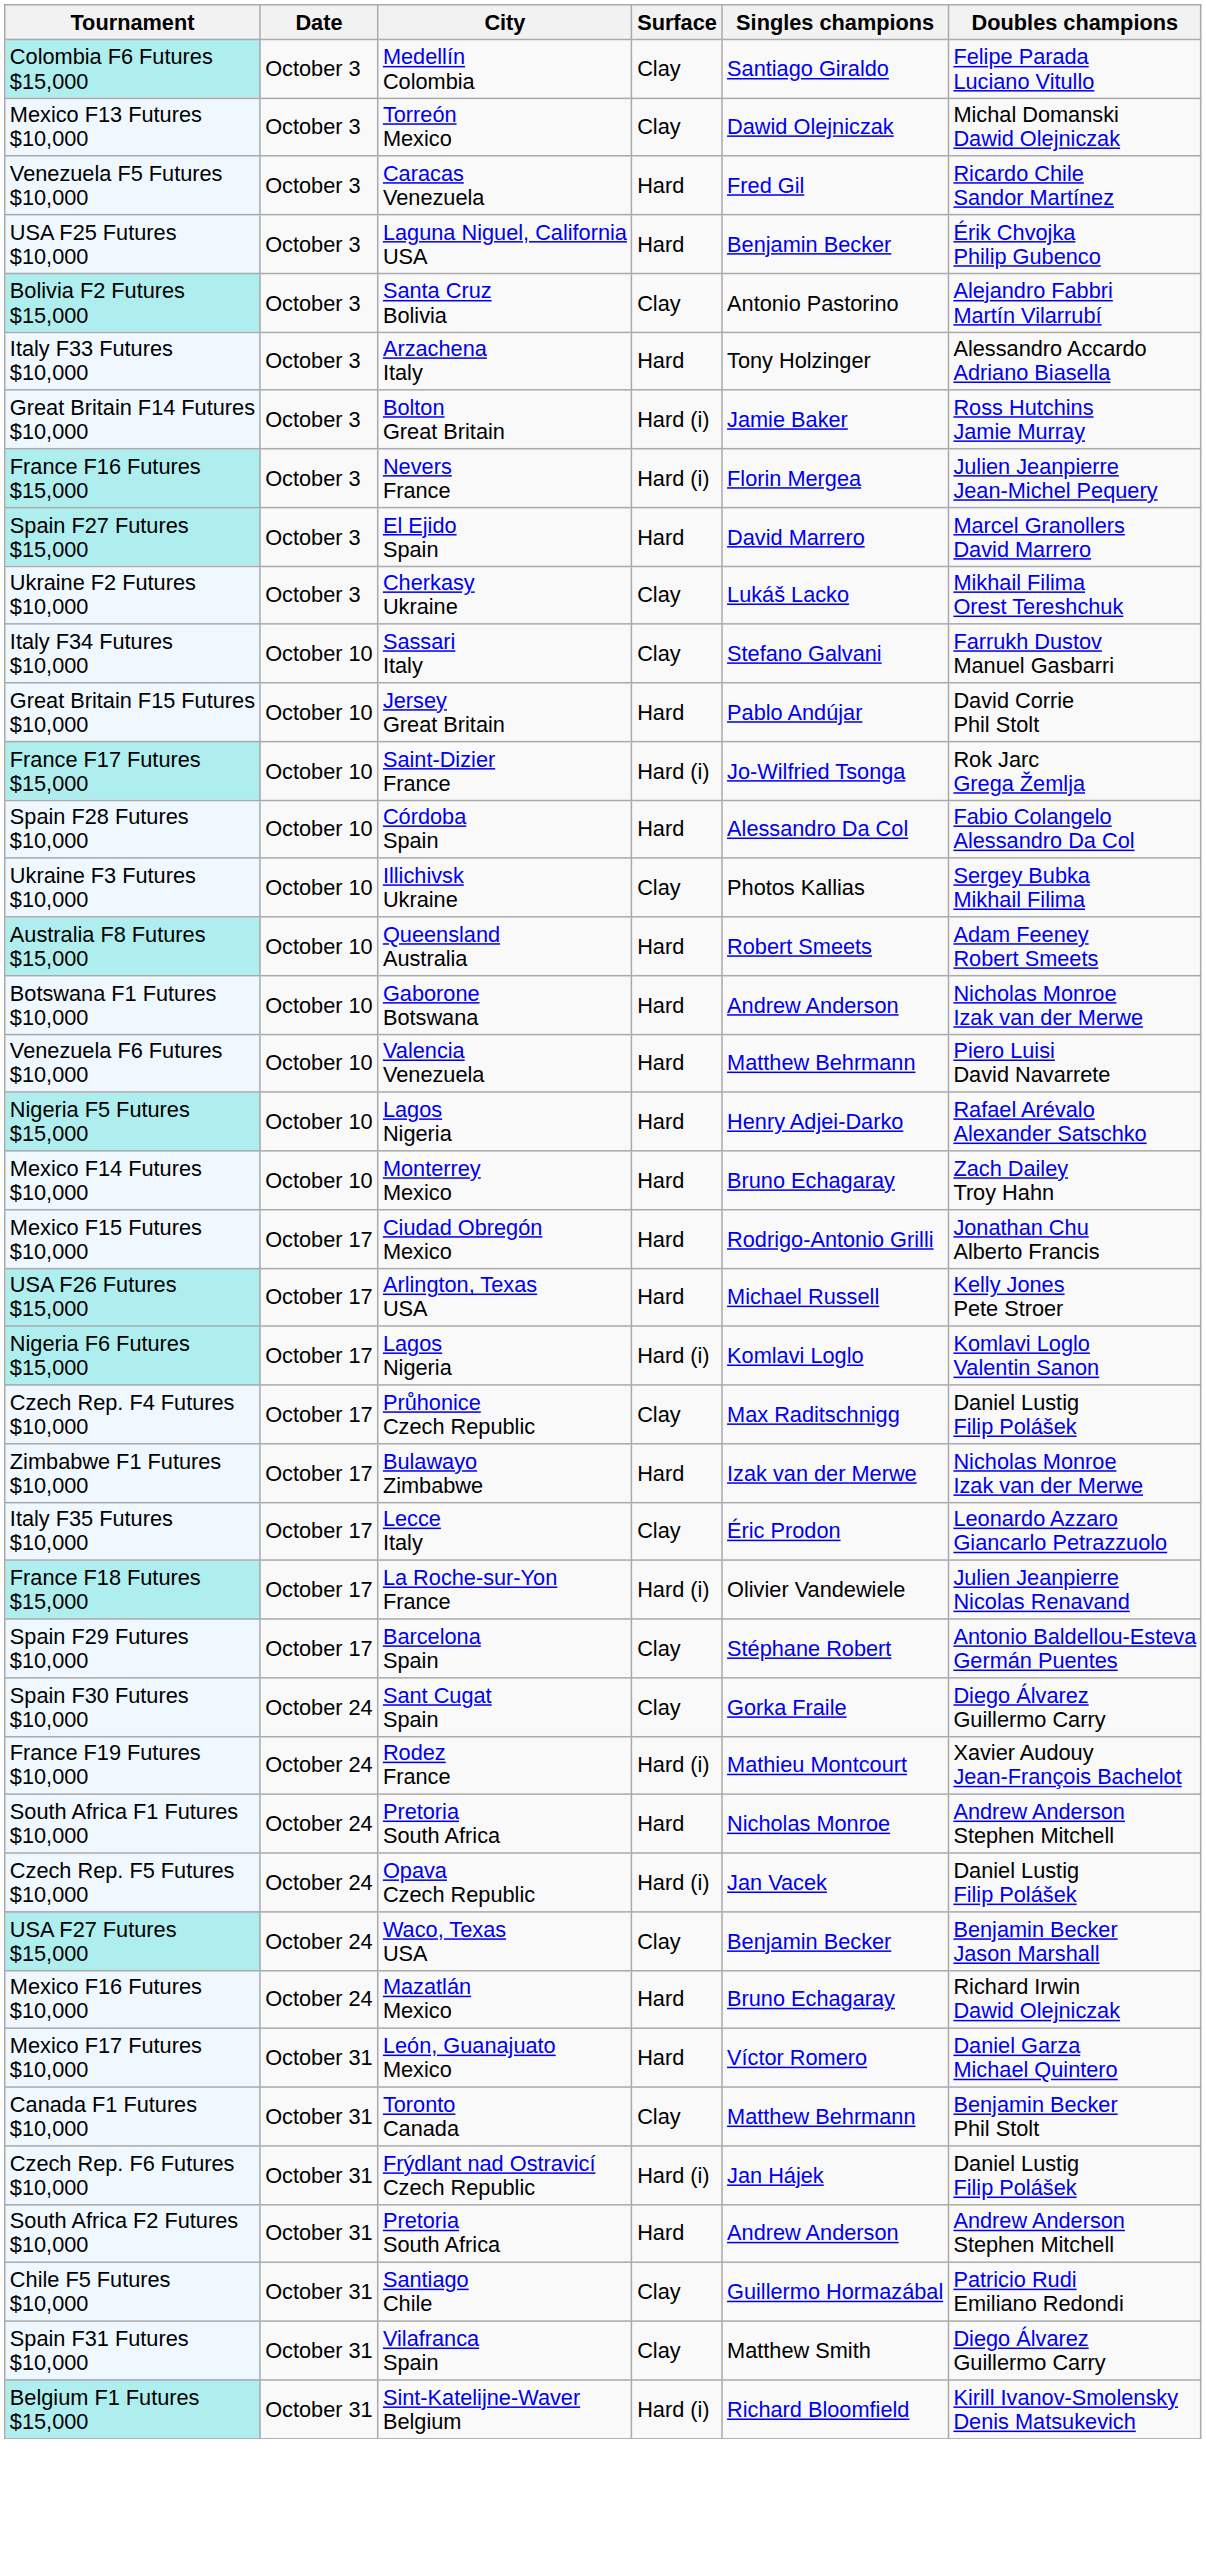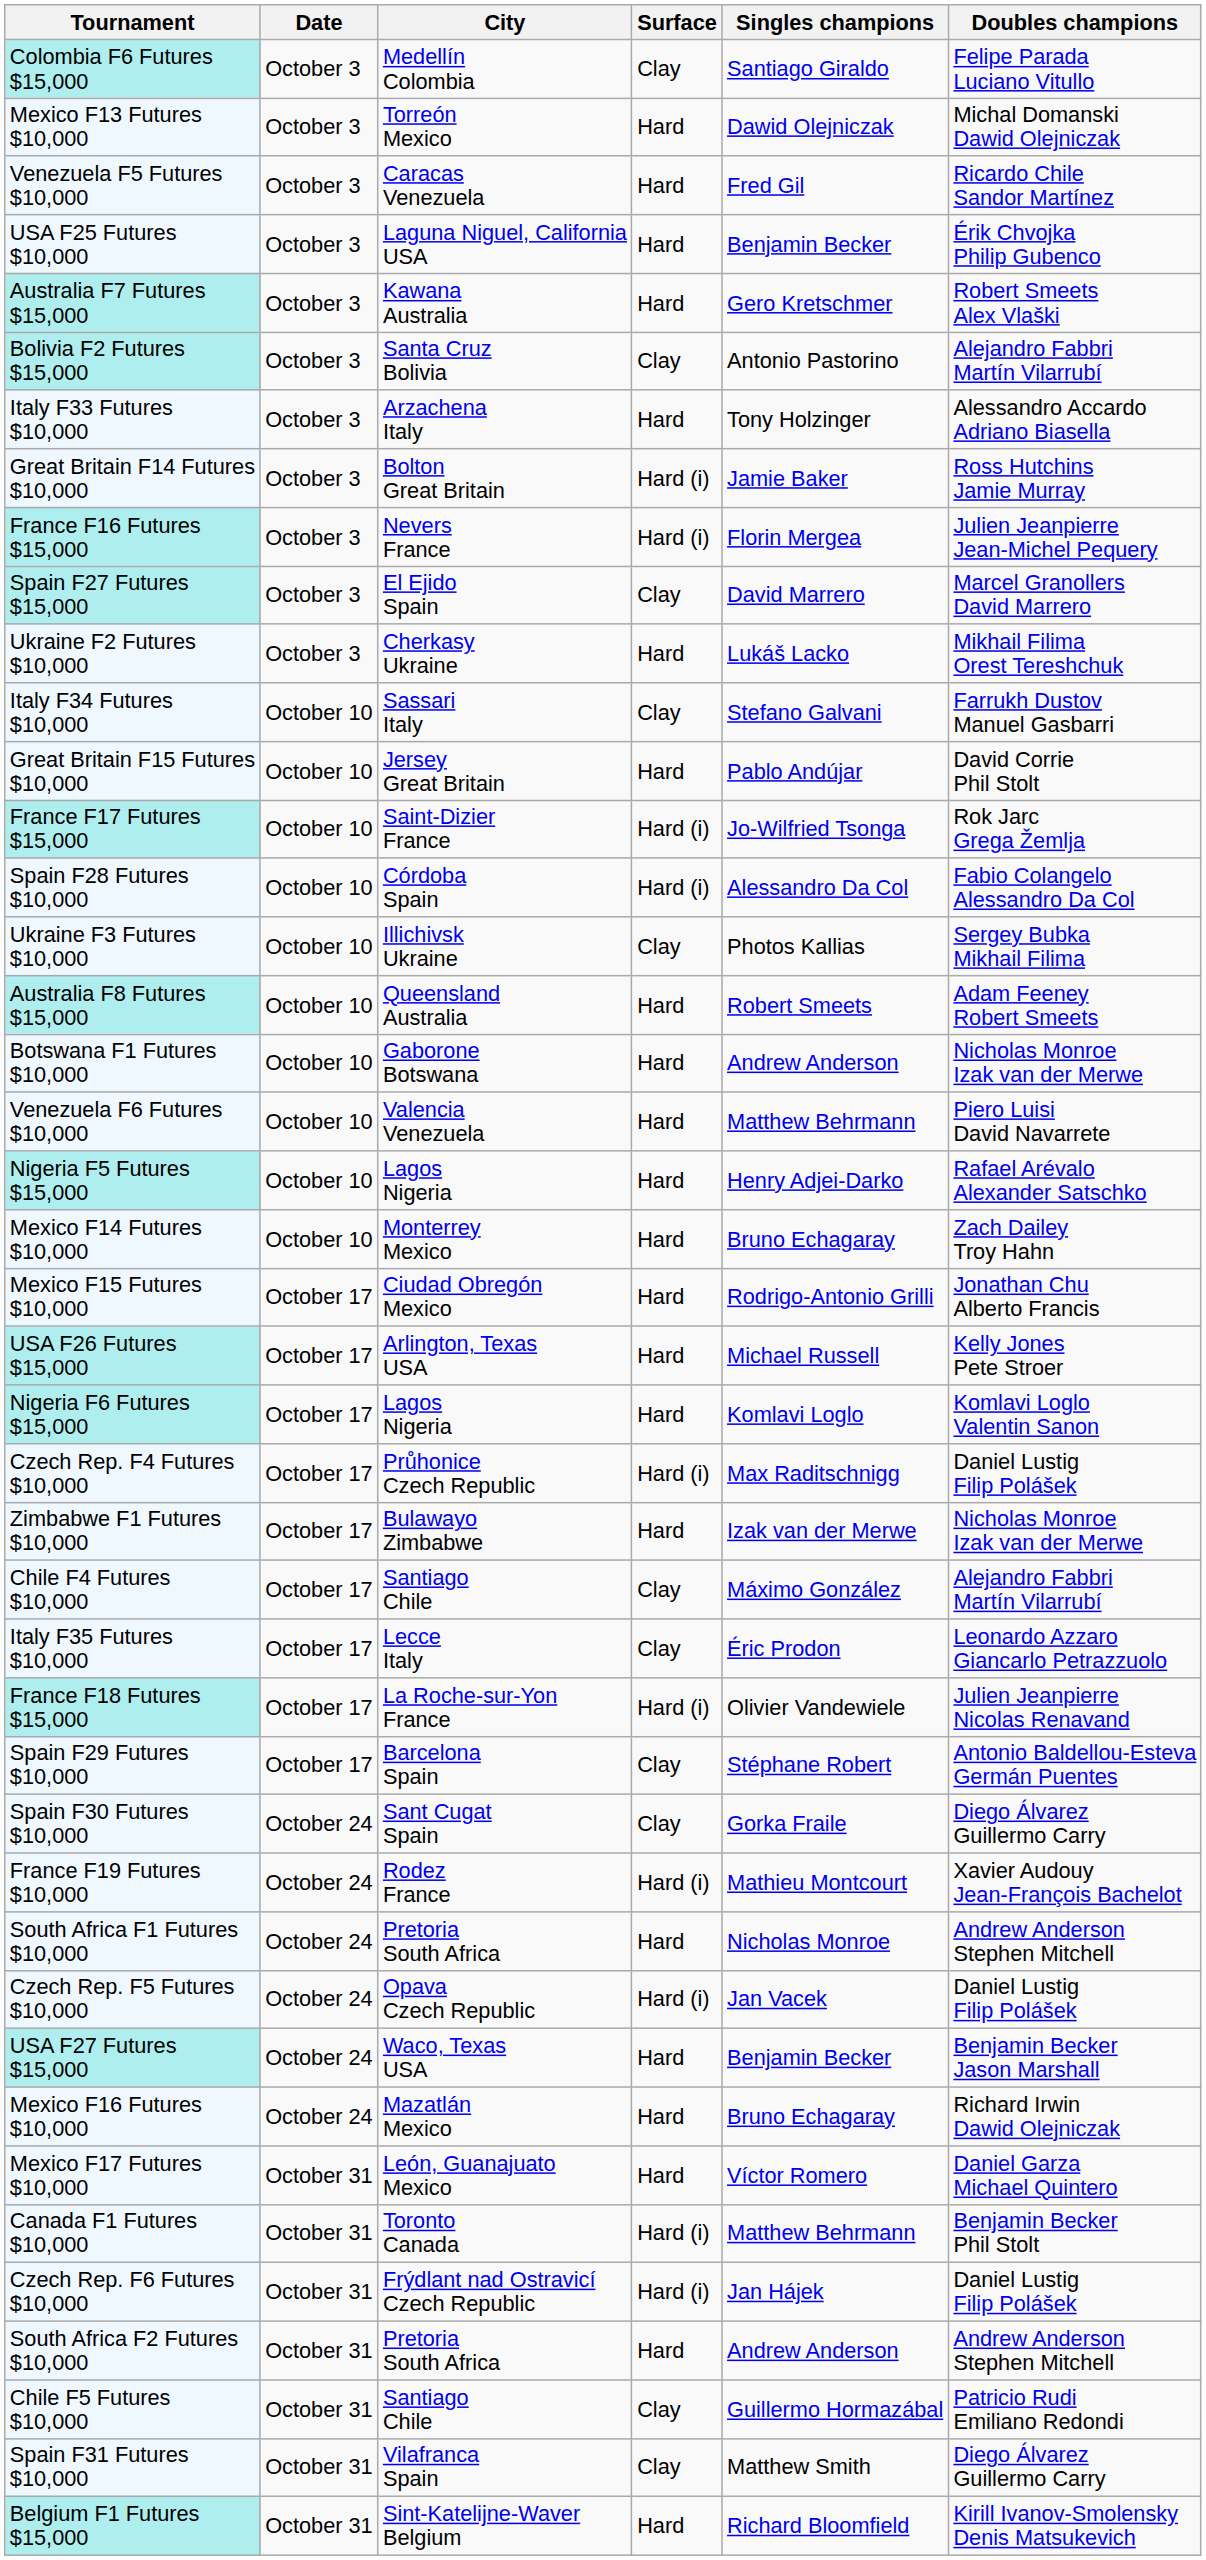(659, 127) Clay -> (661, 127) Hard
+ row: (108, 303)
(661, 537) Hard -> (659, 595) Clay
(659, 595) Clay -> (661, 654) Hard
(661, 829) Hard -> (673, 888) Hard (i)
(673, 1356) Hard (i) -> (661, 1415) Hard
(659, 1415) Clay -> (673, 1473) Hard (i)
+ row: (90, 1590)
(659, 1941) Clay -> (661, 2058) Hard
(659, 2117) Clay -> (673, 2234) Hard (i)
(673, 2409) Hard (i) -> (661, 2526) Hard
